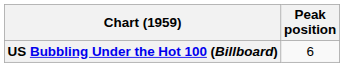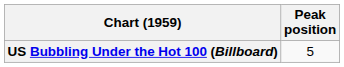(310, 51) 6 -> (310, 51) 5
